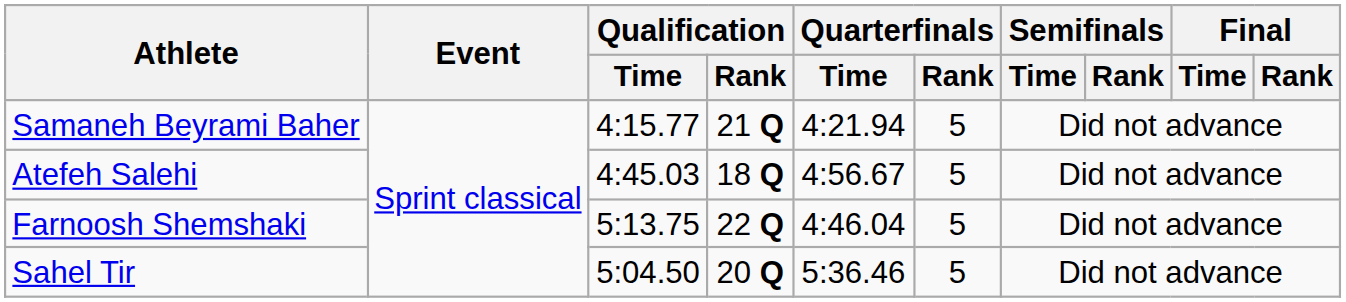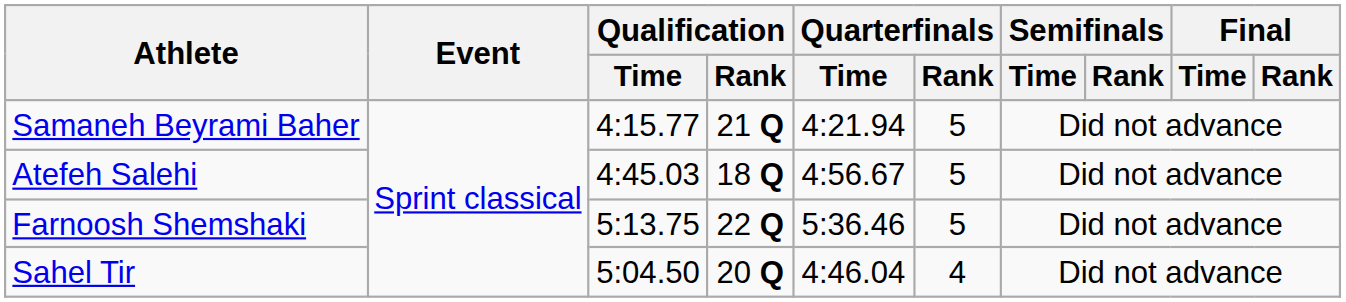(853, 224) 4:46.04 -> (853, 224) 5:36.46
(853, 273) 5:36.46 -> (853, 273) 4:46.04
(957, 273) 5 -> (957, 273) 4
